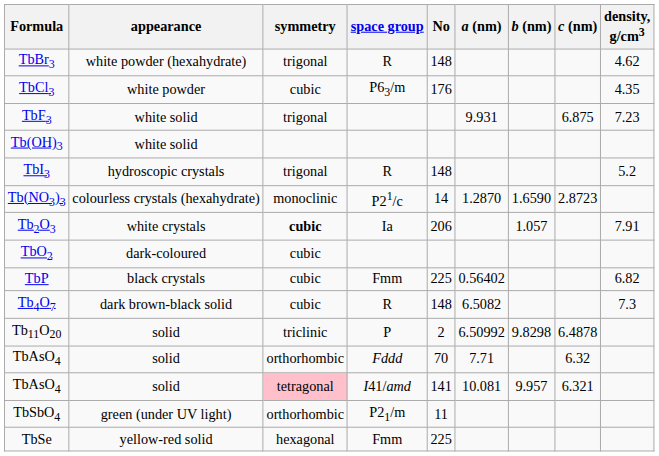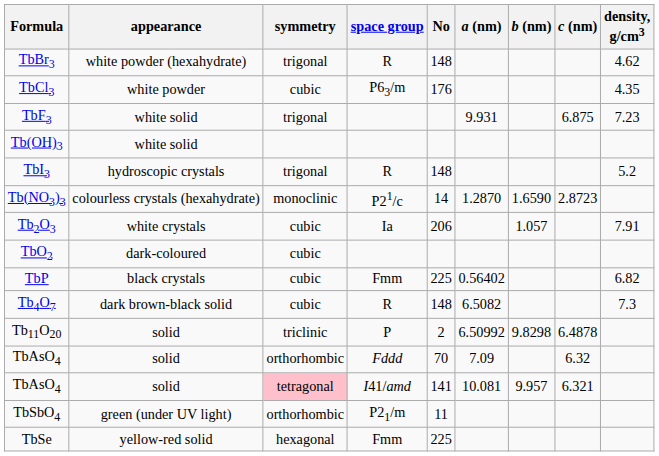(305, 226) bold -> (305, 226) normal
(482, 359) 7.71 -> (482, 359) 7.09
